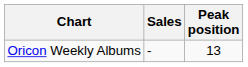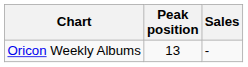columns swapped: (214, 22) <-> (164, 22)
